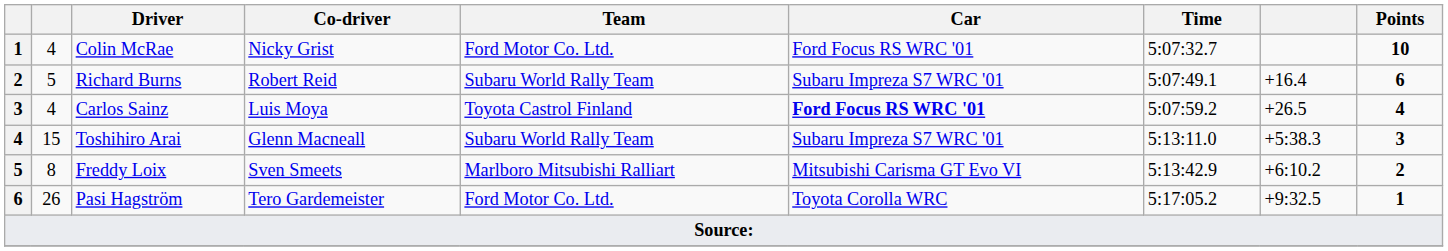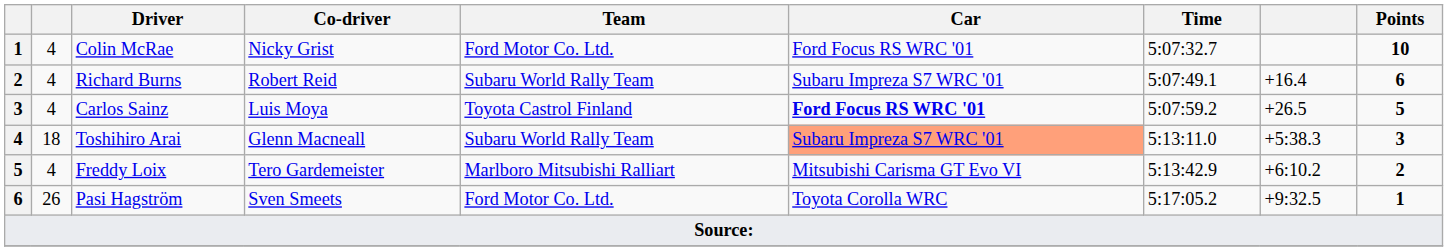(51, 79) 5 -> (51, 79) 4
(1400, 109) 4 -> (1400, 109) 5
(51, 139) 15 -> (51, 139) 18
(898, 139) no background -> (898, 139) lightsalmon background
(51, 169) 8 -> (51, 169) 4
(295, 169) Sven Smeets -> (316, 169) Tero Gardemeister
(316, 199) Tero Gardemeister -> (295, 199) Sven Smeets
